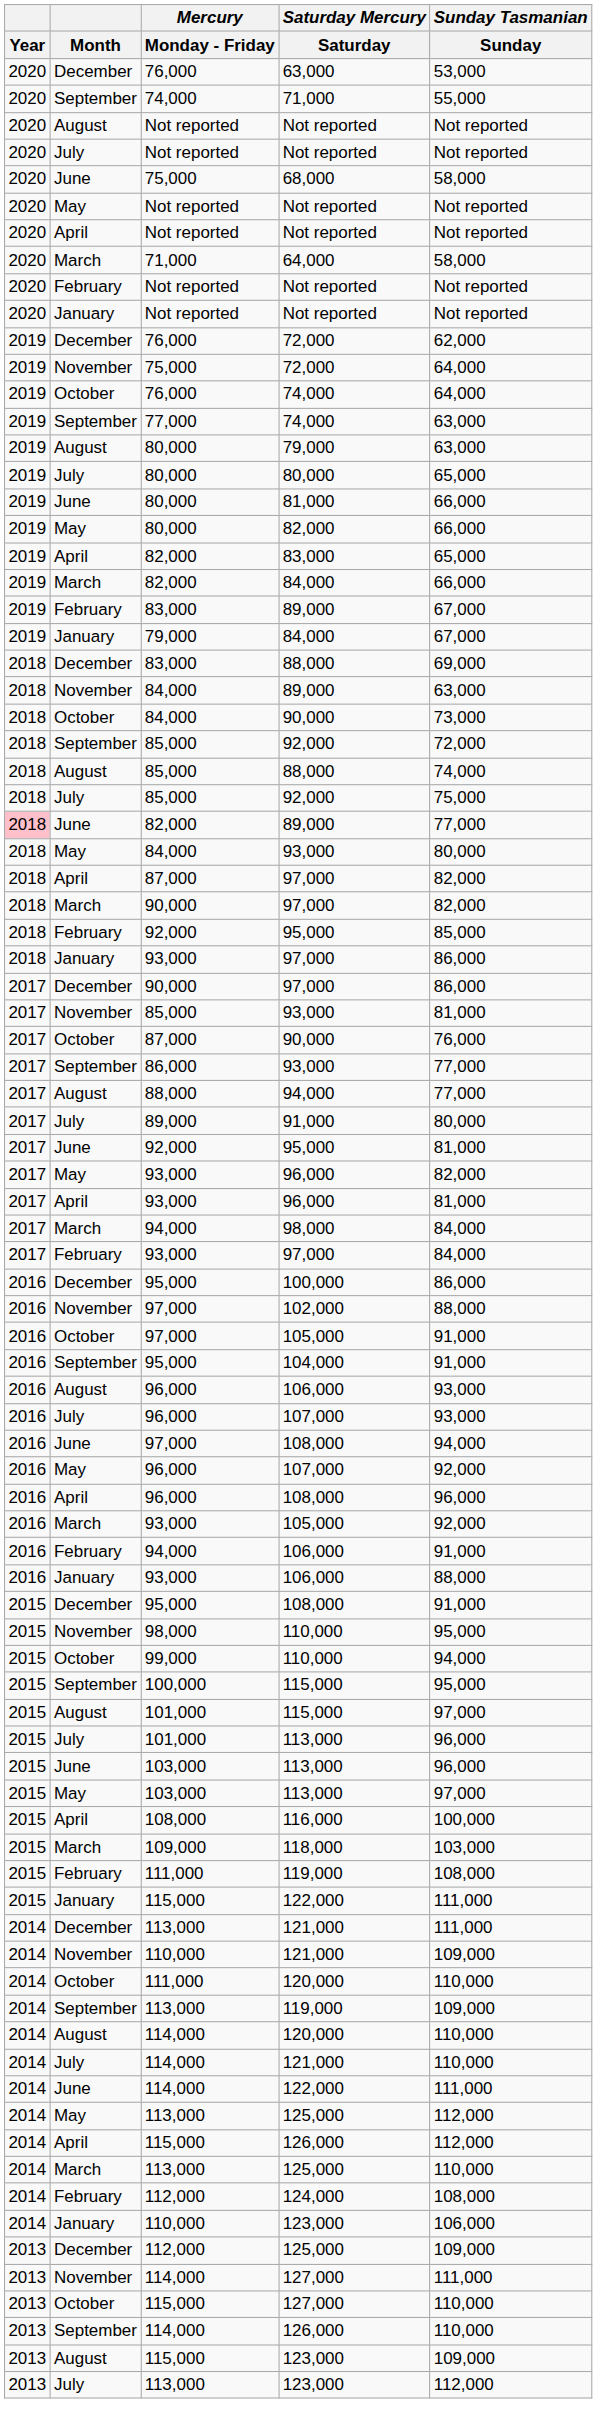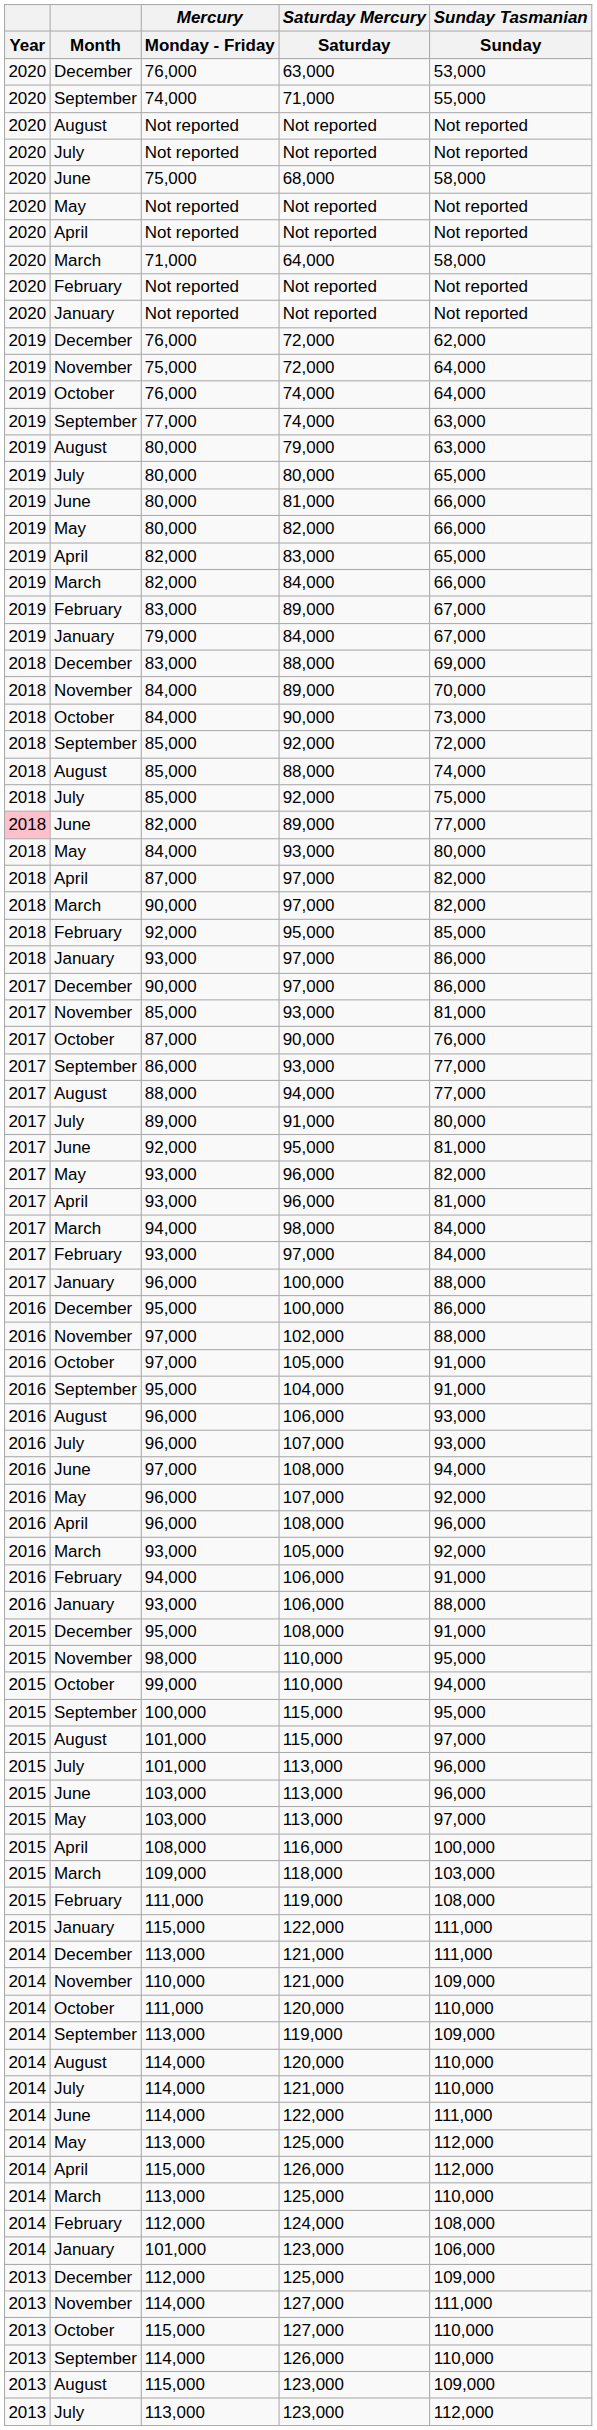(460, 690) 63,000 -> (460, 690) 70,000
+ row: (84, 1282)
(175, 2223) 110,000 -> (175, 2250) 101,000
